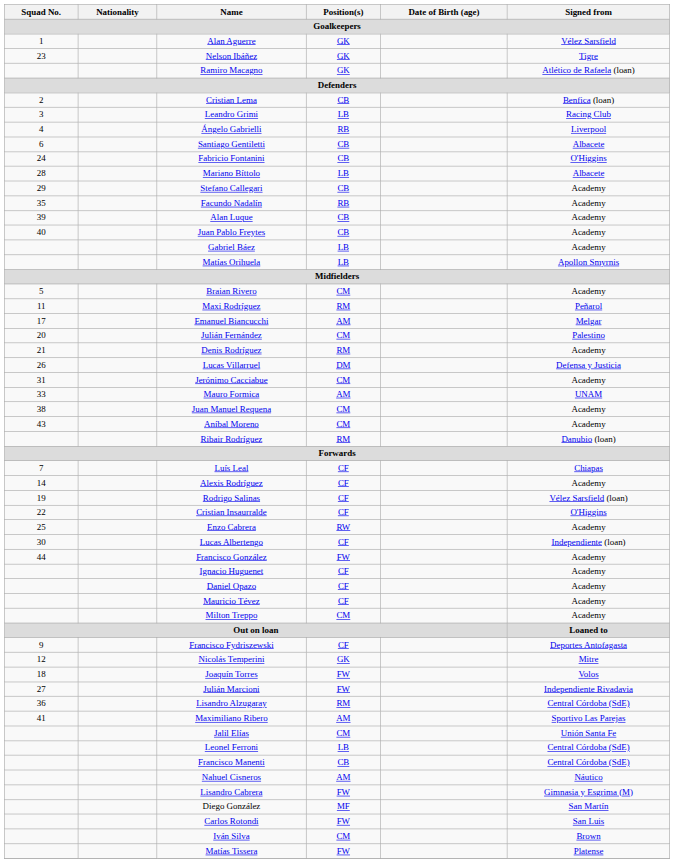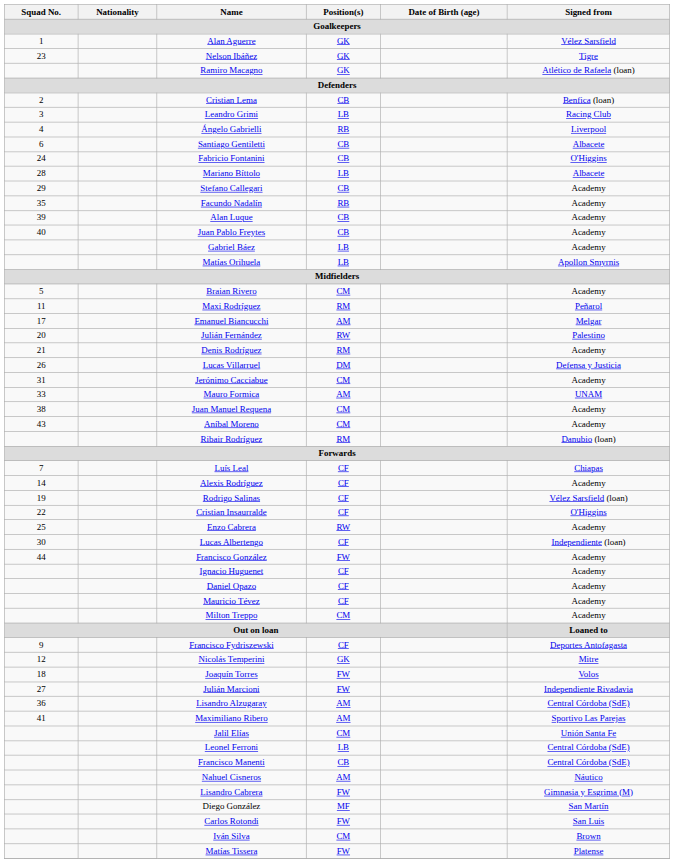(343, 336) CM -> (343, 336) RW
(343, 704) RM -> (343, 704) AM
